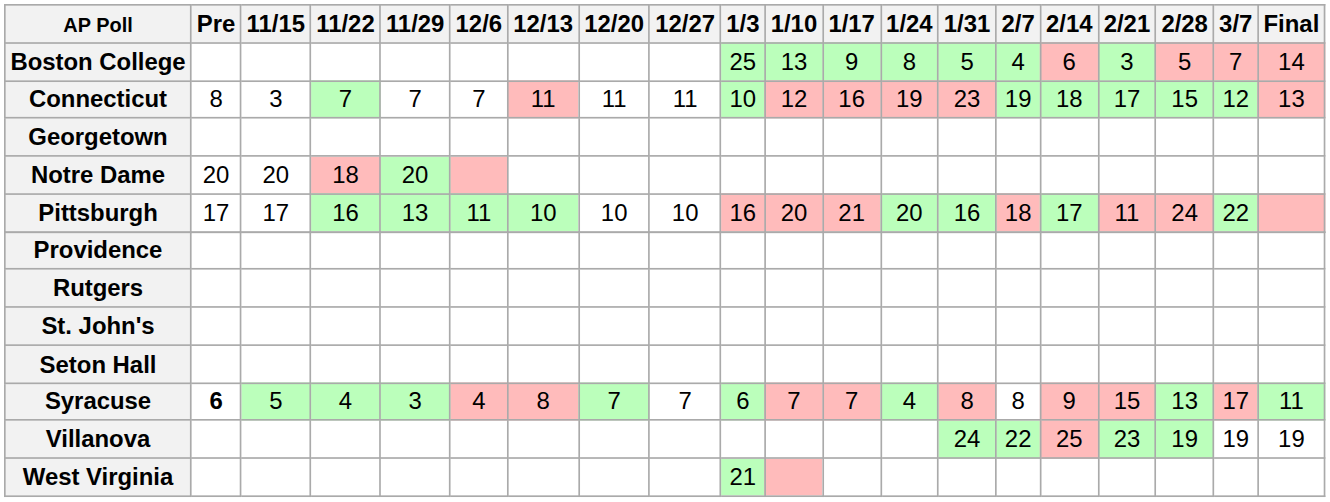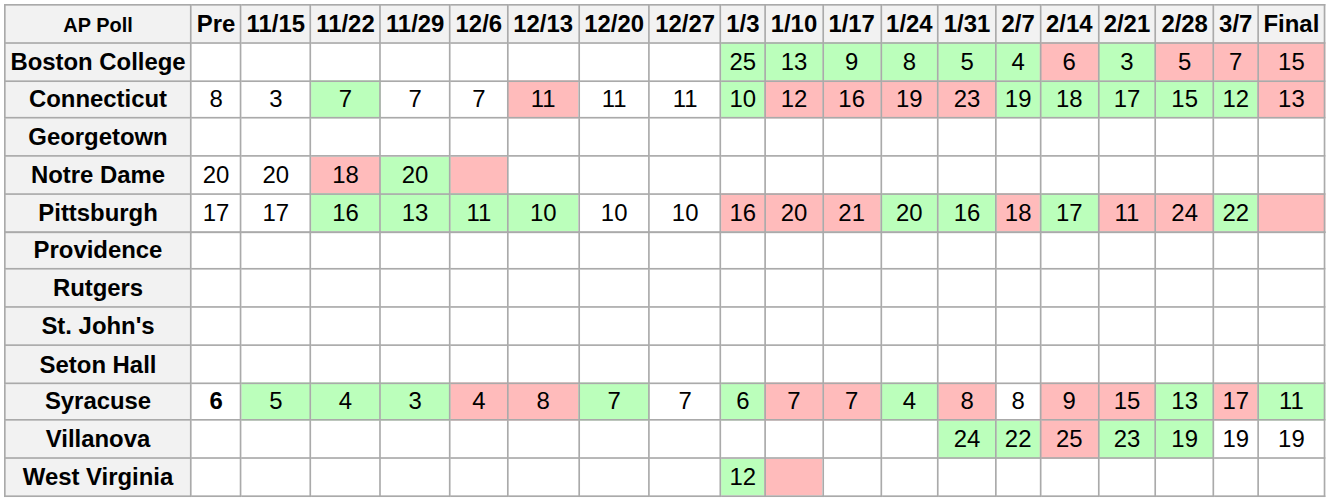(1291, 62) 14 -> (1291, 62) 15
(743, 477) 21 -> (743, 477) 12
